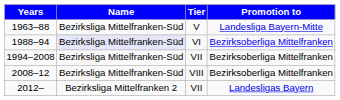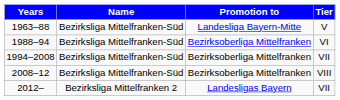columns swapped: (196, 12) <-> (271, 12)
(121, 42) lavender background -> (121, 42) no background
